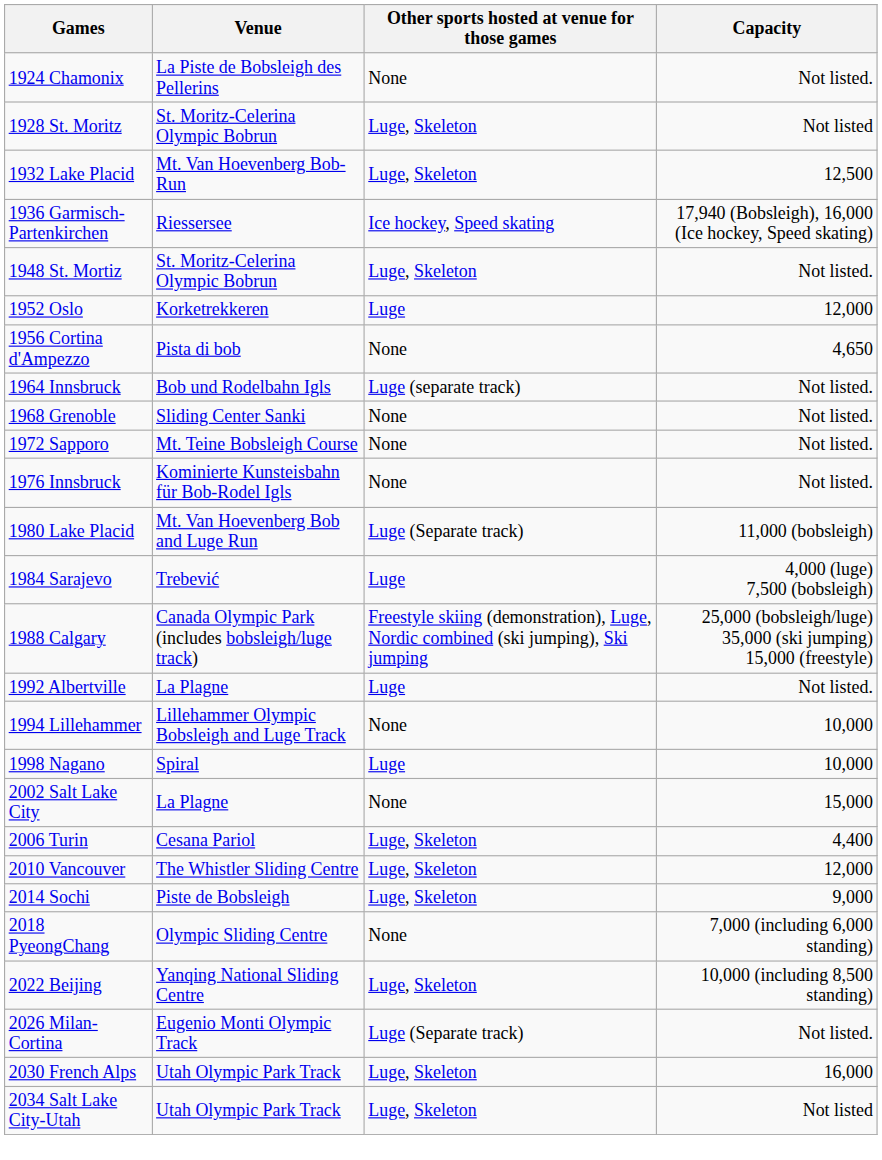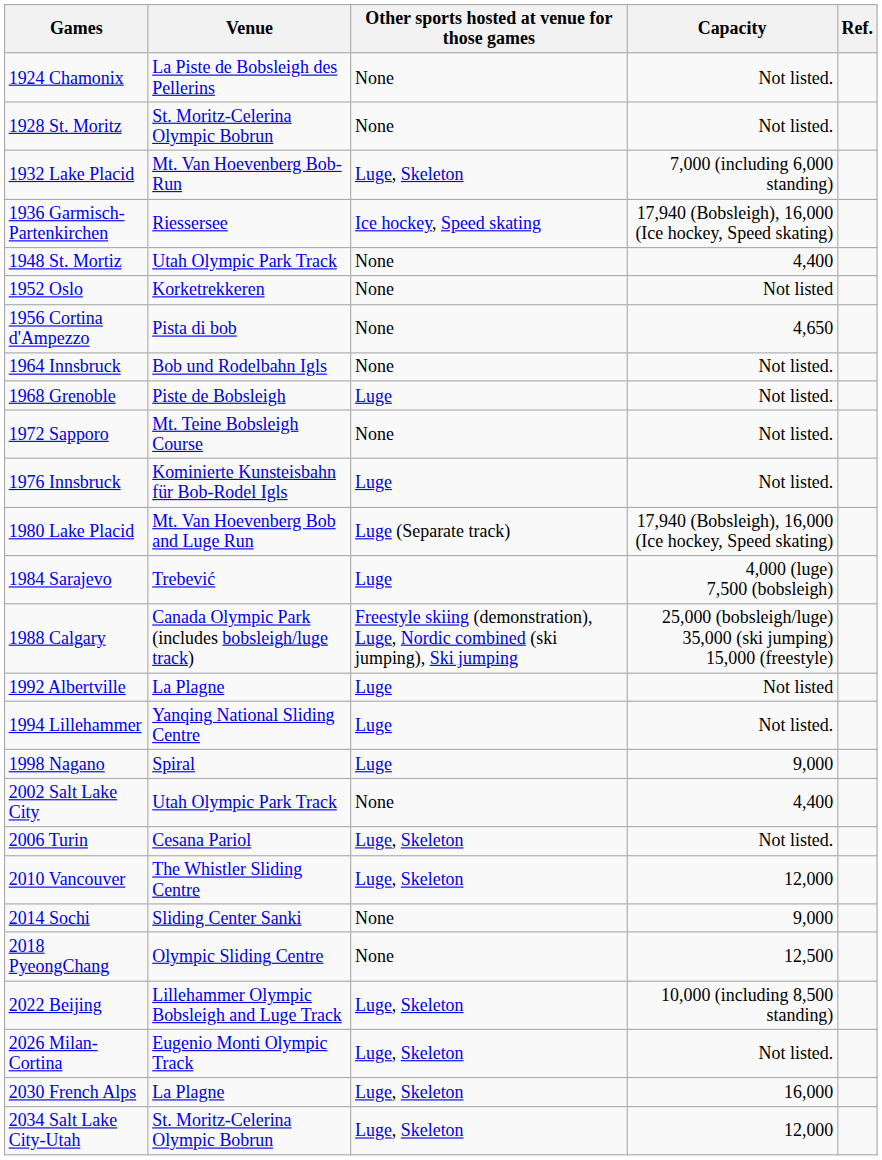+ column: (857, 28)
(423, 125) Luge, Skeleton -> (374, 125) None
(838, 125) Not listed -> (796, 125) Not listed.
(848, 174) 12,500 -> (752, 174) 7,000 (including 6,000 standing)
(226, 271) St. Moritz-Celerina Olympic Bobrun -> (245, 261) Utah Olympic Park Track
(423, 271) Luge, Skeleton -> (374, 261) None
(836, 271) Not listed. -> (813, 261) 4,400
(387, 310) Luge -> (374, 290) None
(848, 310) 12,000 -> (798, 290) Not listed
(444, 387) Luge (separate track) -> (374, 367) None
(231, 415) Sliding Center Sanki -> (219, 395) Piste de Bobsleigh
(388, 415) None -> (373, 395) Luge
(388, 482) None -> (373, 482) Luge
(806, 531) 11,000 (bobsleigh) -> (734, 531) 17,940 (Bobsleigh), 16,000 (Ice hockey, Speed skating)
(836, 686) Not listed. -> (798, 686) Not listed
(251, 725) Lillehammer Olympic Bobsleigh and Luge Track -> (243, 725) Yanqing National Sliding Centre
(388, 725) None -> (373, 725) Luge
(848, 725) 10,000 -> (796, 725) Not listed.
(848, 763) 10,000 -> (813, 763) 9,000
(192, 802) La Plagne -> (245, 802) Utah Olympic Park Track
(848, 802) 15,000 -> (813, 802) 4,400
(853, 840) 4,400 -> (796, 840) Not listed.
(223, 897) Piste de Bobsleigh -> (227, 917) Sliding Center Sanki
(423, 897) Luge, Skeleton -> (374, 917) None
(791, 936) 7,000 (including 6,000 standing) -> (809, 956) 12,500
(247, 984) Yanqing National Sliding Centre -> (247, 1005) Lillehammer Olympic Bobsleigh and Luge Track
(446, 1033) Luge (Separate track) -> (409, 1053) Luge, Skeleton
(248, 1071) Utah Olympic Park Track -> (188, 1092) La Plagne
(248, 1110) Utah Olympic Park Track -> (222, 1130) St. Moritz-Celerina Olympic Bobrun
(838, 1110) Not listed -> (809, 1130) 12,000
